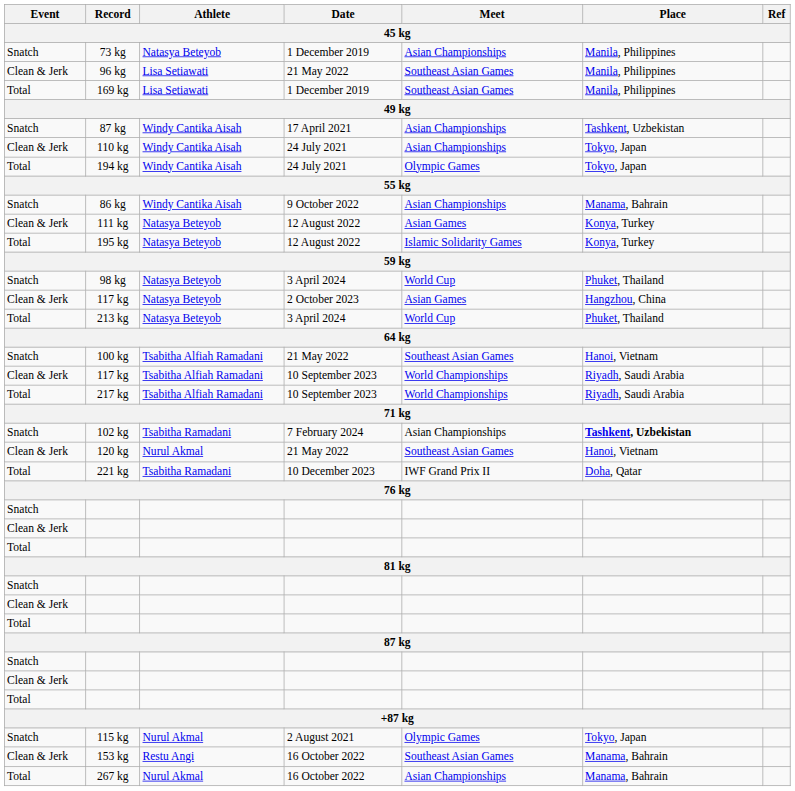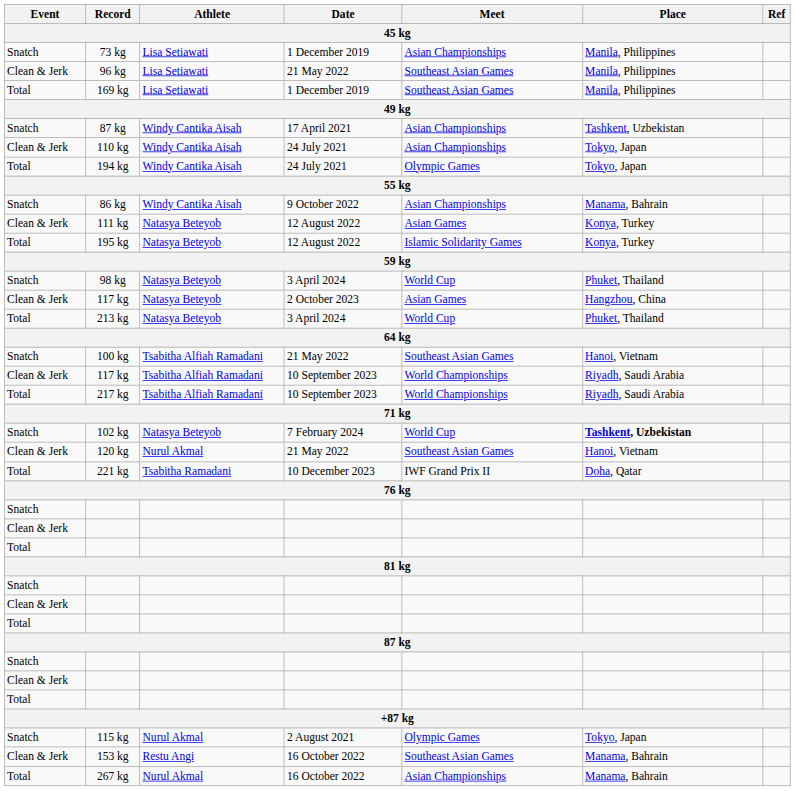(182, 52) Natasya Beteyob -> (175, 52) Lisa Setiawati
(187, 433) Tsabitha Ramadani -> (182, 433) Natasya Beteyob
(455, 433) Asian Championships -> (430, 433) World Cup
